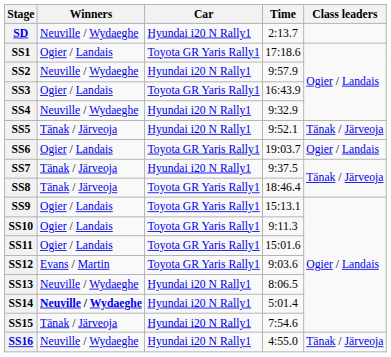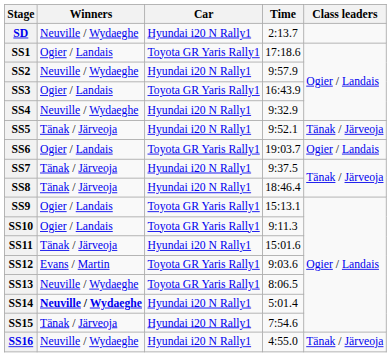(204, 187) Toyota GR Yaris Rally1 -> (199, 187) Hyundai i20 N Rally1
(76, 245) Ogier / Landais -> (79, 245) Tänak / Järveoja
(204, 245) Toyota GR Yaris Rally1 -> (199, 245) Hyundai i20 N Rally1
(199, 283) Hyundai i20 N Rally1 -> (204, 283) Toyota GR Yaris Rally1
